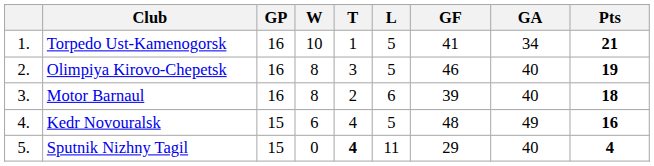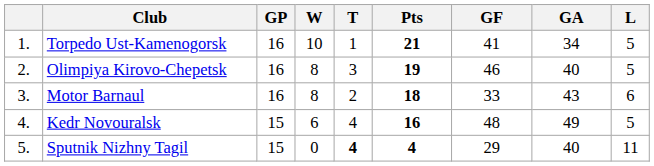columns swapped: (391, 17) <-> (610, 17)
(450, 95) 39 -> (492, 95) 33
(530, 95) 40 -> (571, 95) 43
